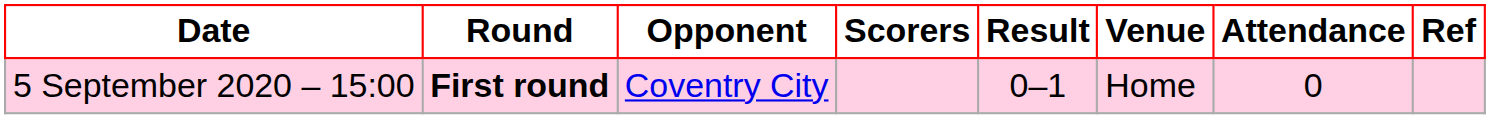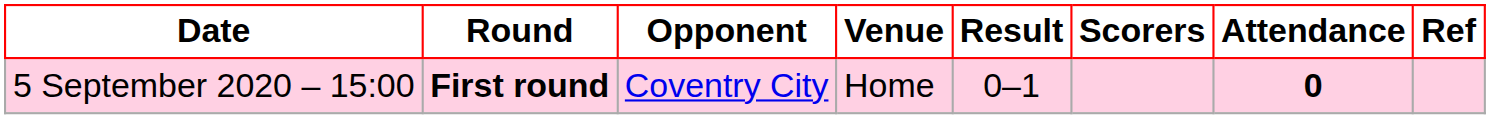columns swapped: (1155, 31) <-> (907, 31)
(1313, 85) normal -> (1313, 85) bold
